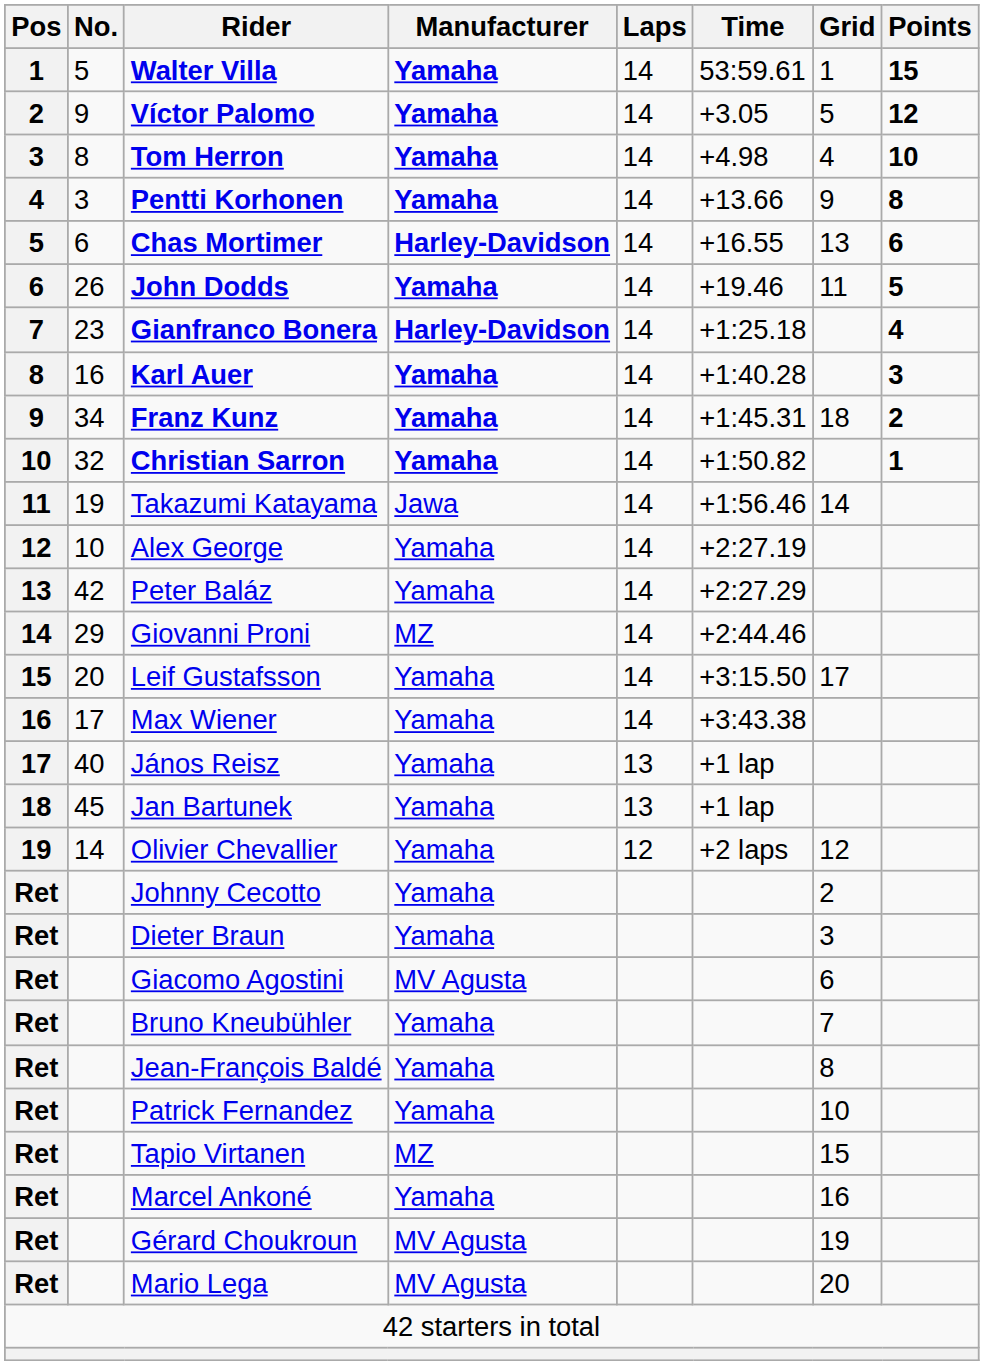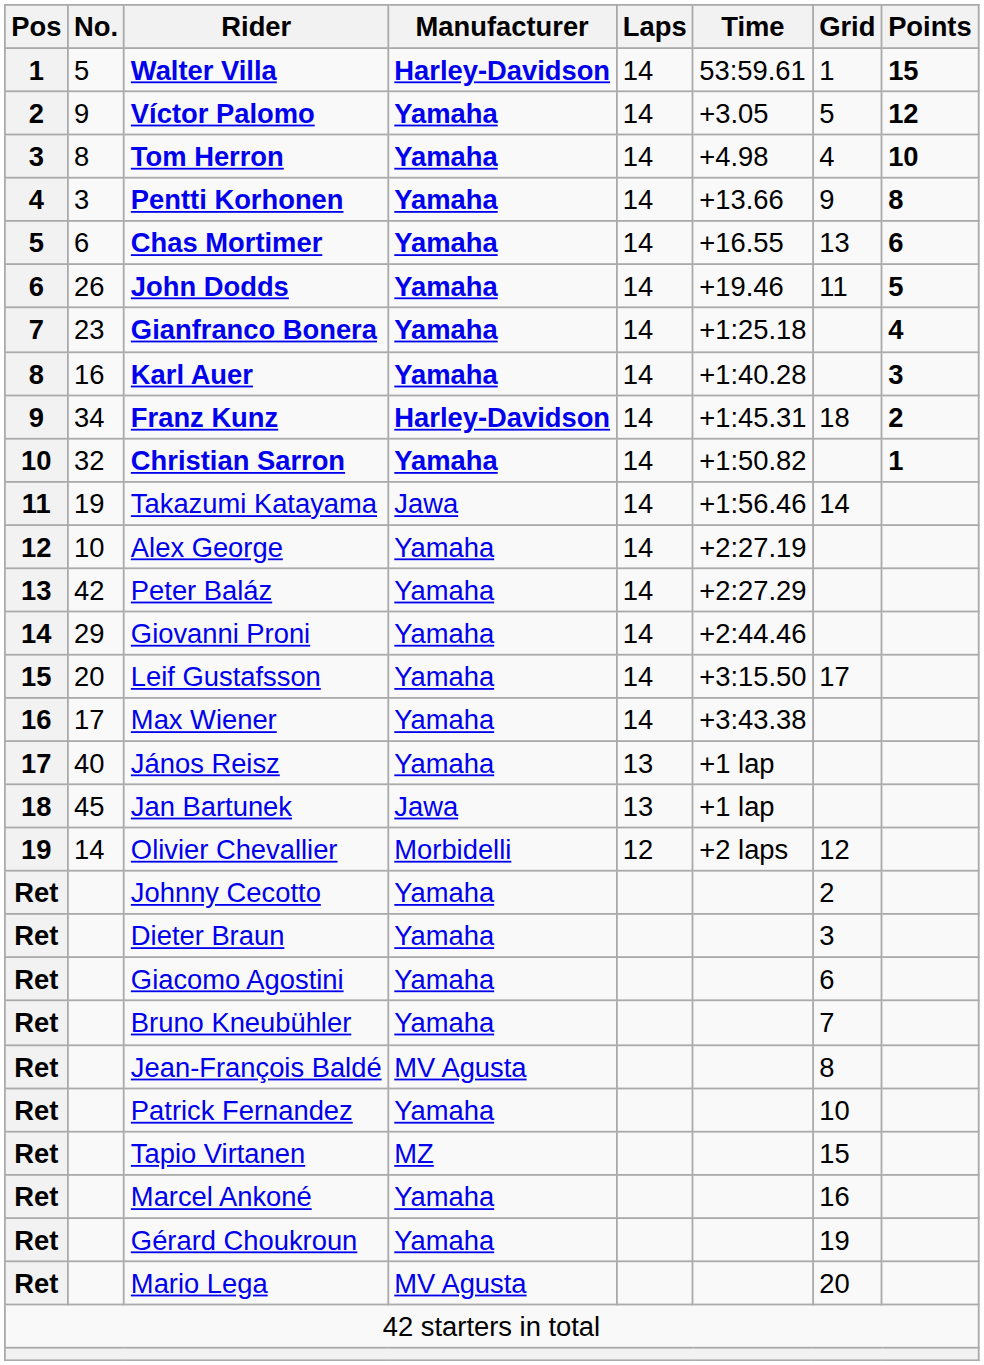(446, 70) Yamaha -> (502, 70) Harley-Davidson
(502, 243) Harley-Davidson -> (446, 243) Yamaha
(502, 330) Harley-Davidson -> (446, 330) Yamaha
(446, 417) Yamaha -> (502, 417) Harley-Davidson
(414, 633) MZ -> (444, 633) Yamaha
(444, 806) Yamaha -> (426, 806) Jawa
(444, 850) Yamaha -> (453, 850) Morbidelli
(460, 980) MV Agusta -> (444, 980) Yamaha
(444, 1066) Yamaha -> (460, 1066) MV Agusta
(460, 1239) MV Agusta -> (444, 1239) Yamaha
